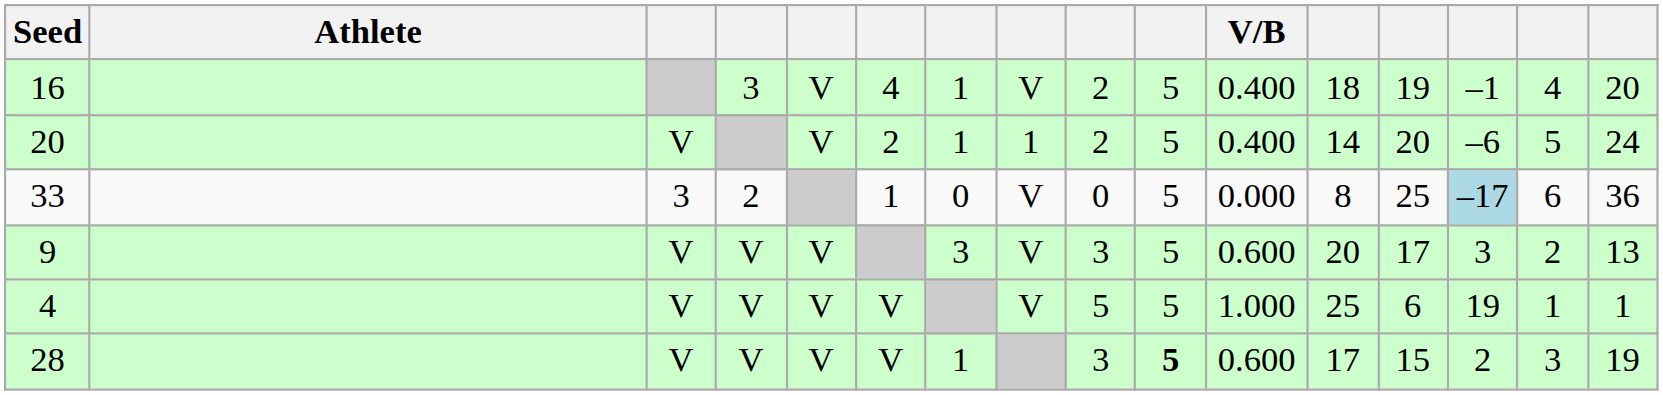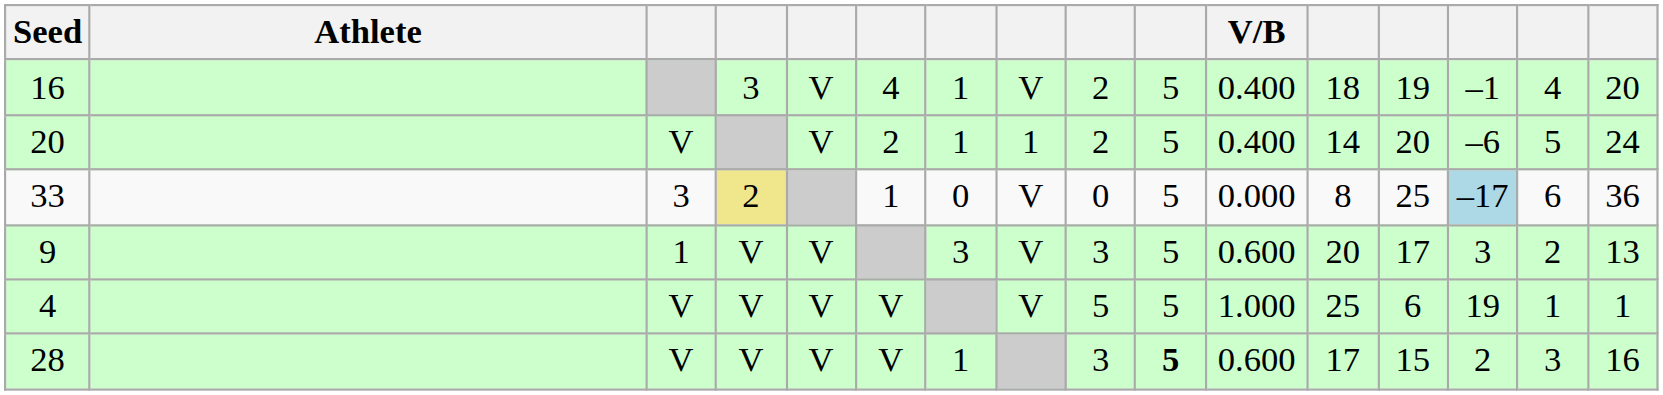(751, 196) no background -> (751, 196) khaki background
(681, 251) V -> (681, 251) 1
(1623, 360) 19 -> (1623, 360) 16
